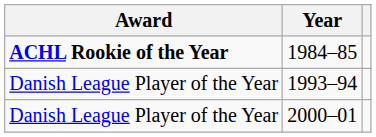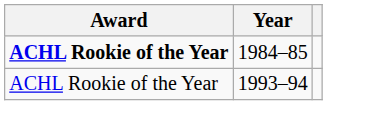(144, 83) Danish League Player of the Year -> (114, 83) ACHL Rookie of the Year
- row: (322, 115)
